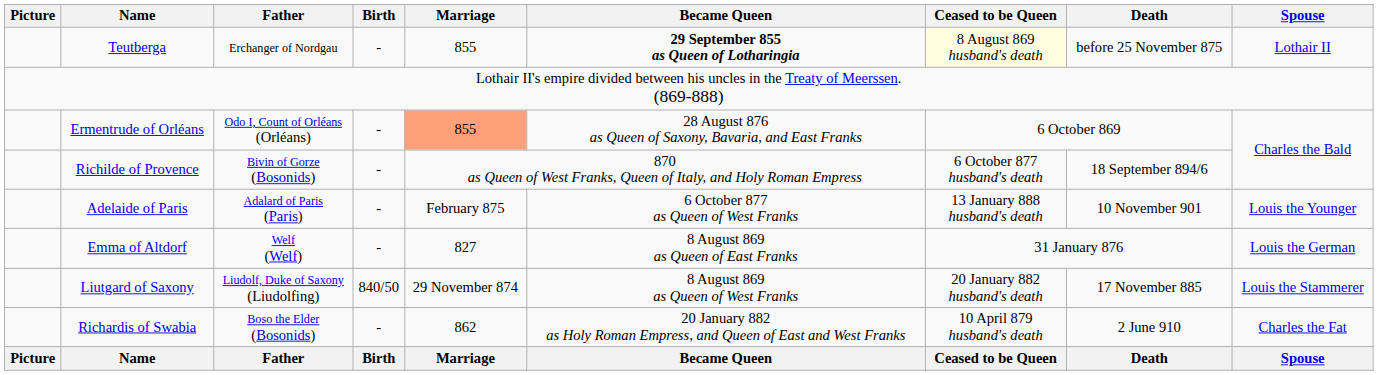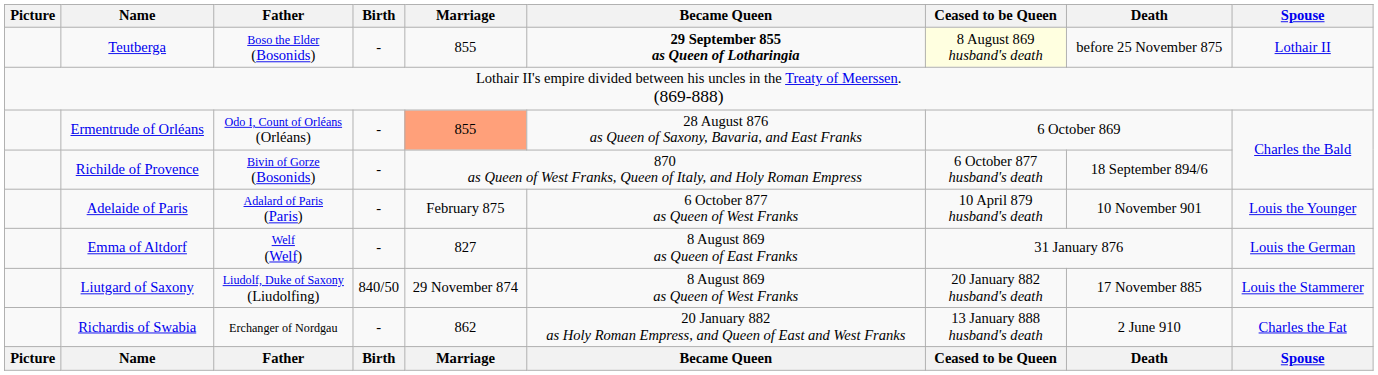(283, 48) Erchanger of Nordgau -> (283, 48) Boso the Elder (Bosonids)
(996, 208) 13 January 888 husband's death -> (996, 208) 10 April 879 husband's death
(283, 328) Boso the Elder (Bosonids) -> (283, 328) Erchanger of Nordgau
(996, 327) 10 April 879 husband's death -> (996, 327) 13 January 888 husband's death
